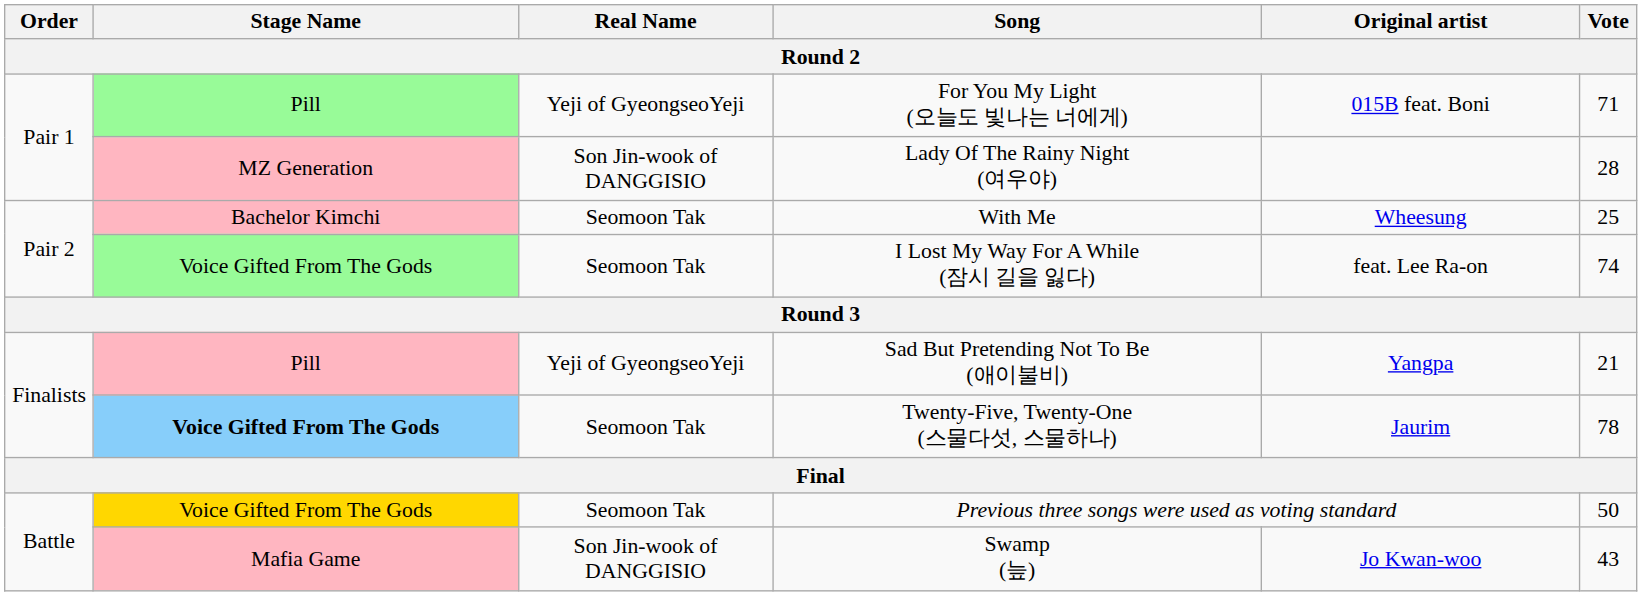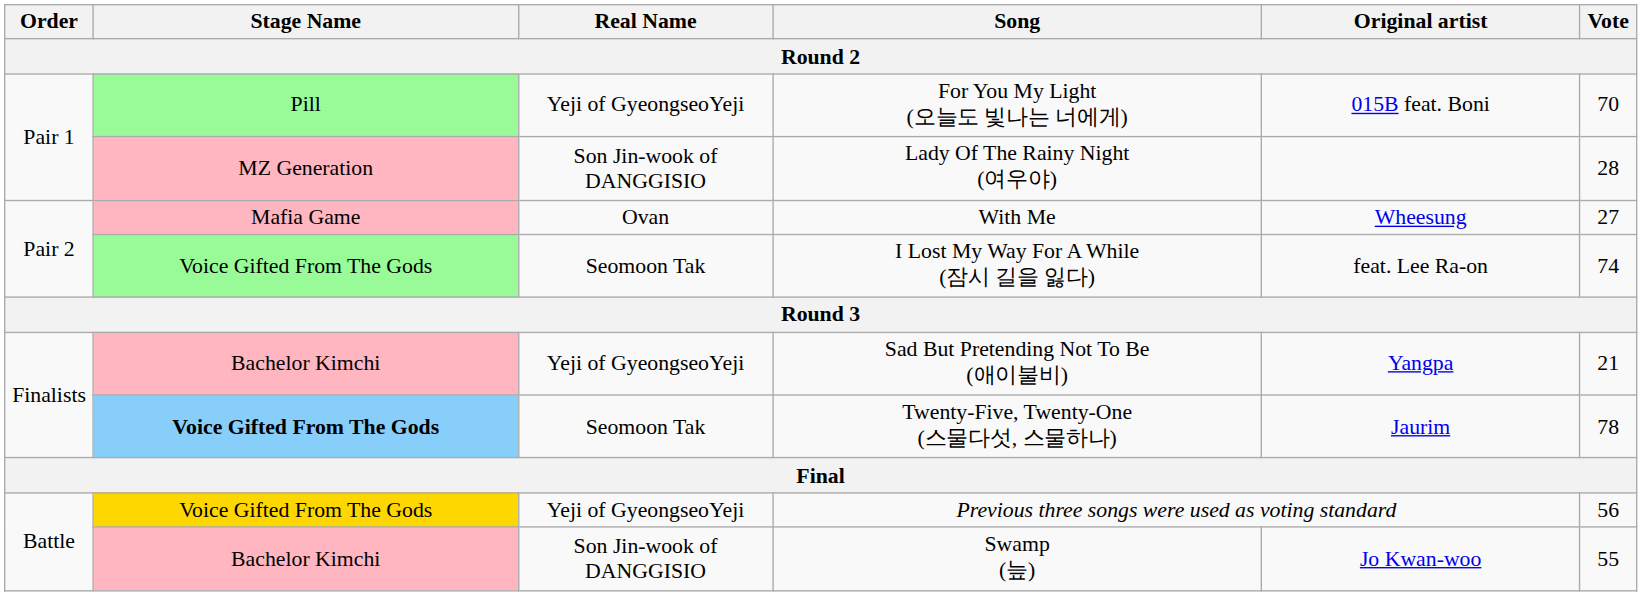(1608, 105) 71 -> (1608, 105) 70
(306, 216) Bachelor Kimchi -> (306, 216) Mafia Game
(646, 216) Seomoon Tak -> (646, 216) Ovan
(1608, 216) 25 -> (1608, 216) 27
(306, 363) Pill -> (306, 363) Bachelor Kimchi
(646, 509) Seomoon Tak -> (646, 509) Yeji of GyeongseoYeji
(1608, 509) 50 -> (1608, 509) 56
(306, 558) Mafia Game -> (306, 558) Bachelor Kimchi
(1608, 558) 43 -> (1608, 558) 55
